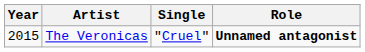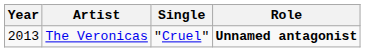(23, 37) 2015 -> (23, 37) 2013
